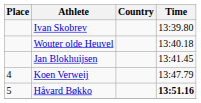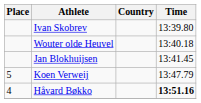(9, 75) 4 -> (9, 75) 5
(9, 91) 5 -> (9, 91) 4
